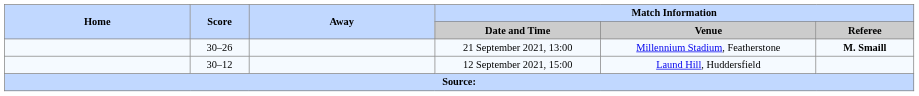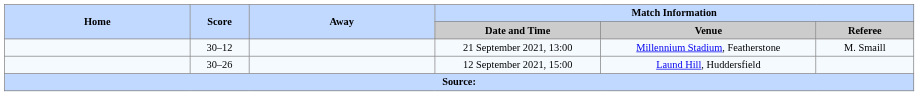(219, 47) 30–26 -> (219, 47) 30–12
(865, 47) bold -> (865, 47) normal
(219, 64) 30–12 -> (219, 64) 30–26
